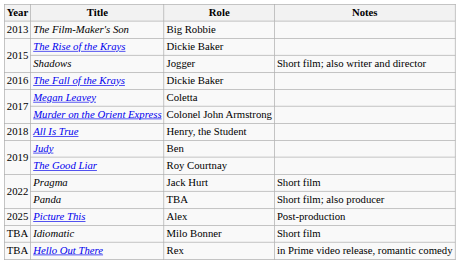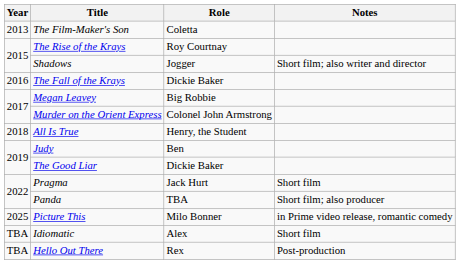(191, 30) Big Robbie -> (182, 30) Coletta
(195, 47) Dickie Baker -> (197, 47) Roy Courtnay
(182, 98) Coletta -> (191, 98) Big Robbie
(197, 166) Roy Courtnay -> (195, 166) Dickie Baker
(177, 217) Alex -> (194, 217) Milo Bonner
(311, 217) Post-production -> (365, 217) in Prime video release, romantic comedy
(194, 234) Milo Bonner -> (177, 234) Alex
(365, 251) in Prime video release, romantic comedy -> (311, 251) Post-production
